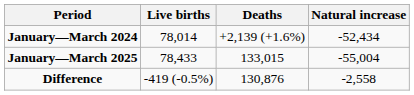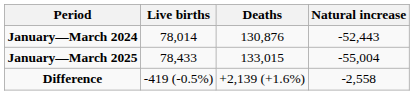(262, 36) +2,139 (+1.6%) -> (262, 36) 130,876
(359, 36) -52,434 -> (359, 36) -52,443
(262, 79) 130,876 -> (262, 79) +2,139 (+1.6%)
